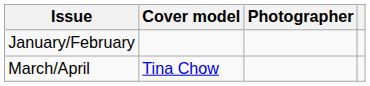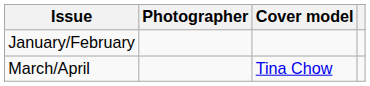columns swapped: (191, 17) <-> (301, 17)
